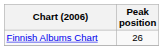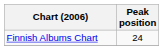(138, 38) 26 -> (138, 38) 24
